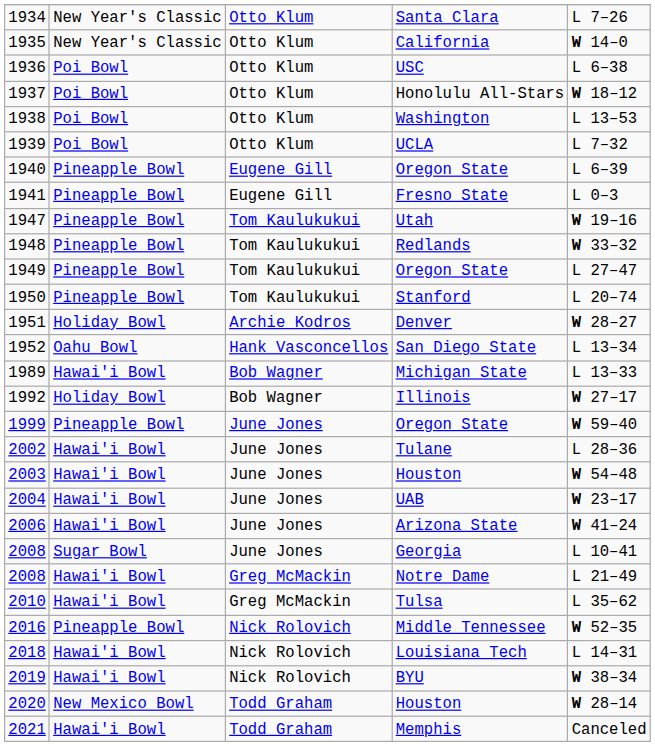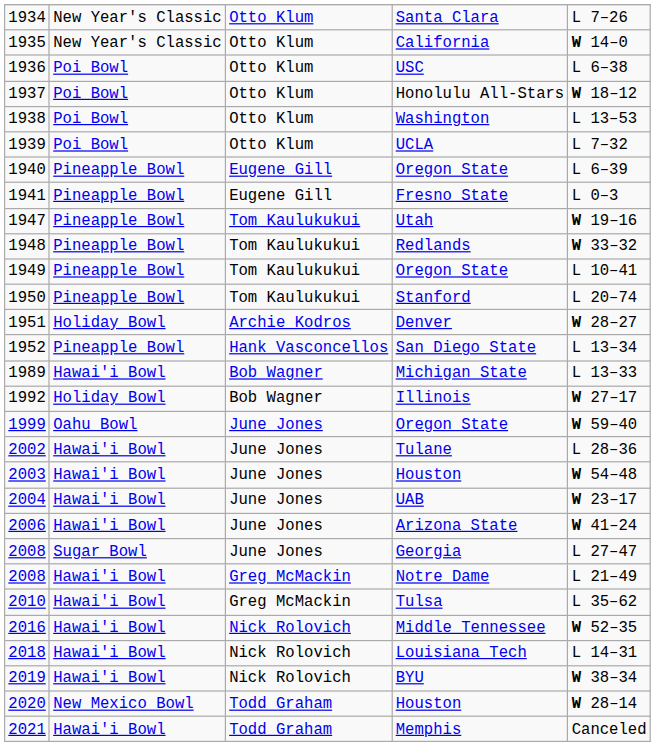(604, 272) L 27–47 -> (604, 272) L 10–41
(95, 348) Oahu Bowl -> (119, 348) Pineapple Bowl
(119, 424) Pineapple Bowl -> (95, 424) Oahu Bowl
(604, 551) L 10–41 -> (604, 551) L 27–47
(119, 628) Pineapple Bowl -> (109, 628) Hawai'i Bowl
